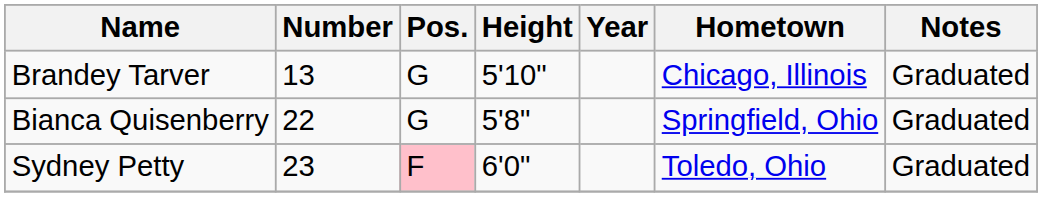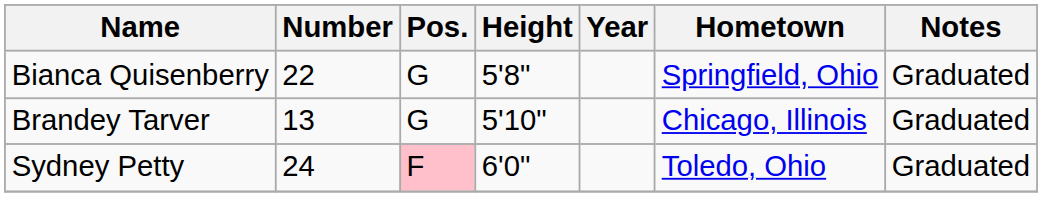rows swapped: (111, 74) <-> (140, 120)
(299, 167) 23 -> (299, 167) 24
